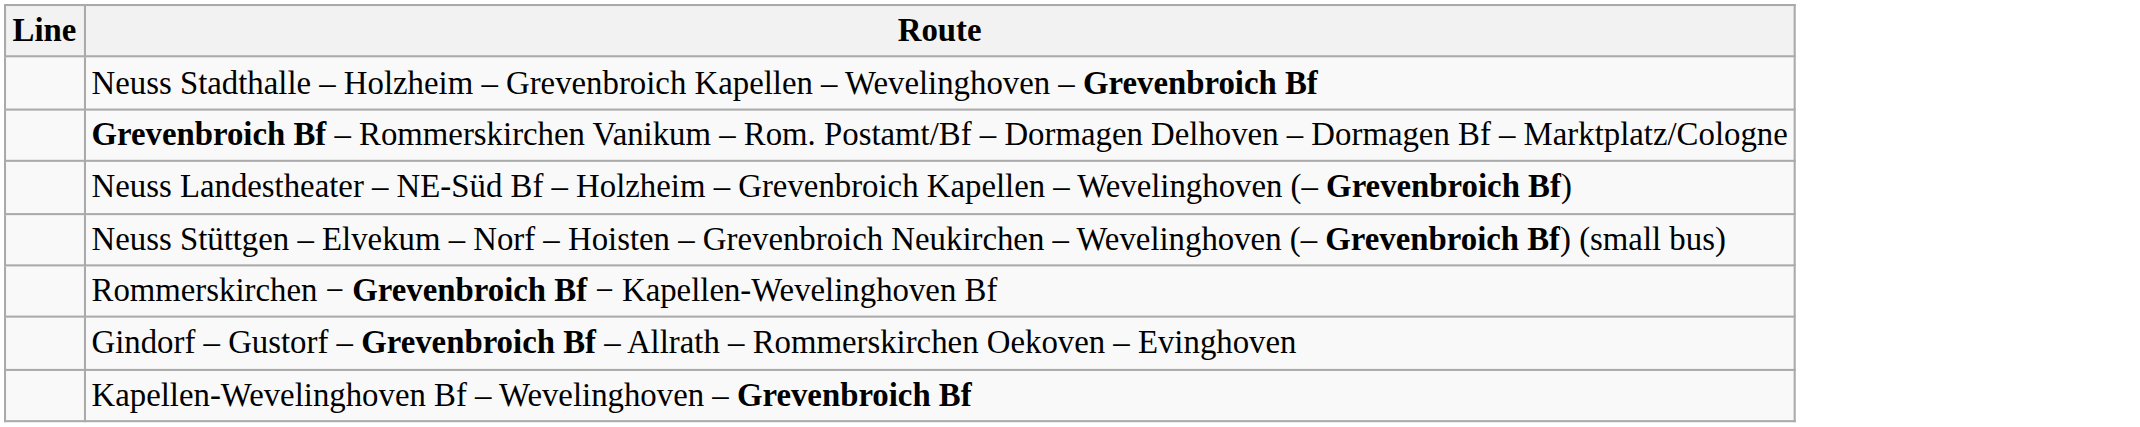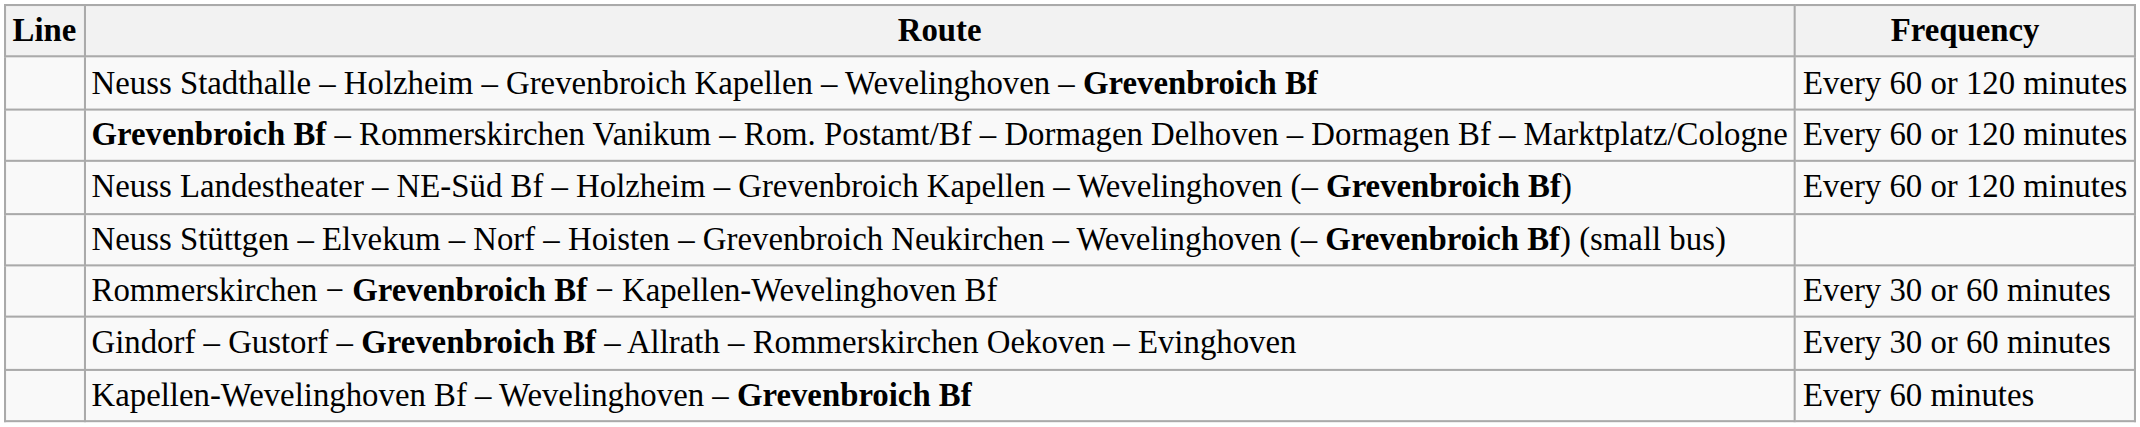+ column: (1965, 30)
